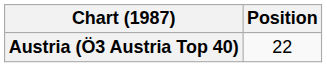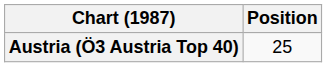(282, 47) 22 -> (282, 47) 25
